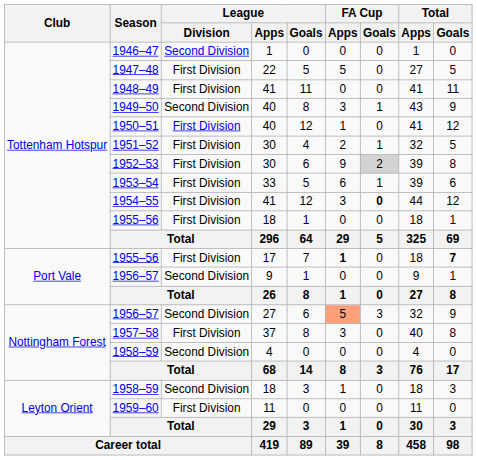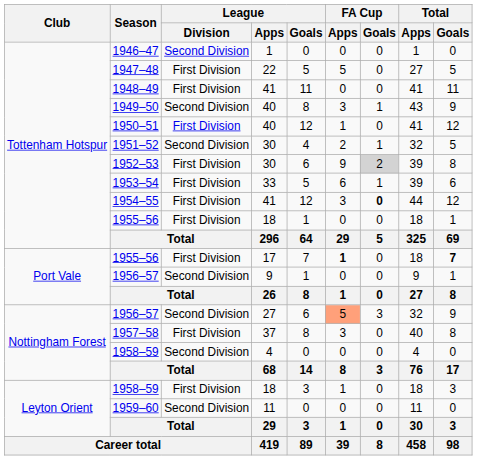(207, 145) First Division -> (207, 145) Second Division
(207, 389) Second Division -> (207, 389) First Division
(207, 408) First Division -> (207, 408) Second Division
